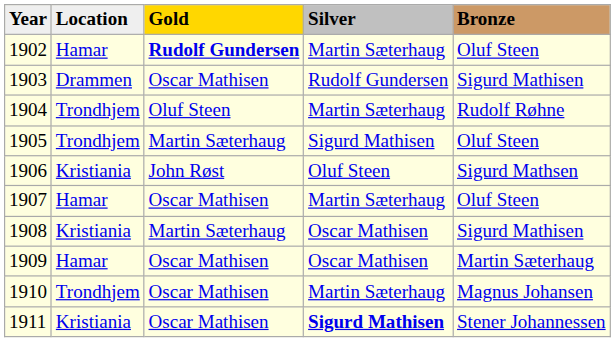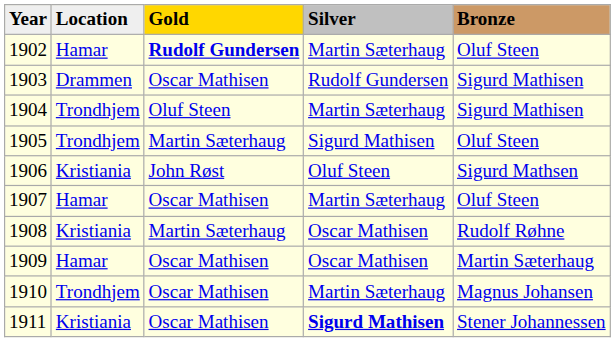(511, 110) Rudolf Røhne -> (520, 110) Sigurd Mathisen
(520, 230) Sigurd Mathisen -> (511, 230) Rudolf Røhne
